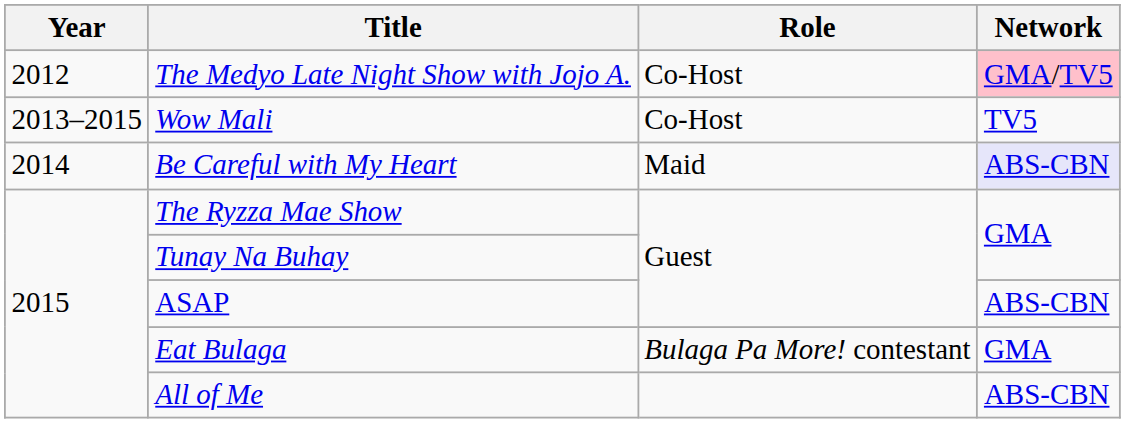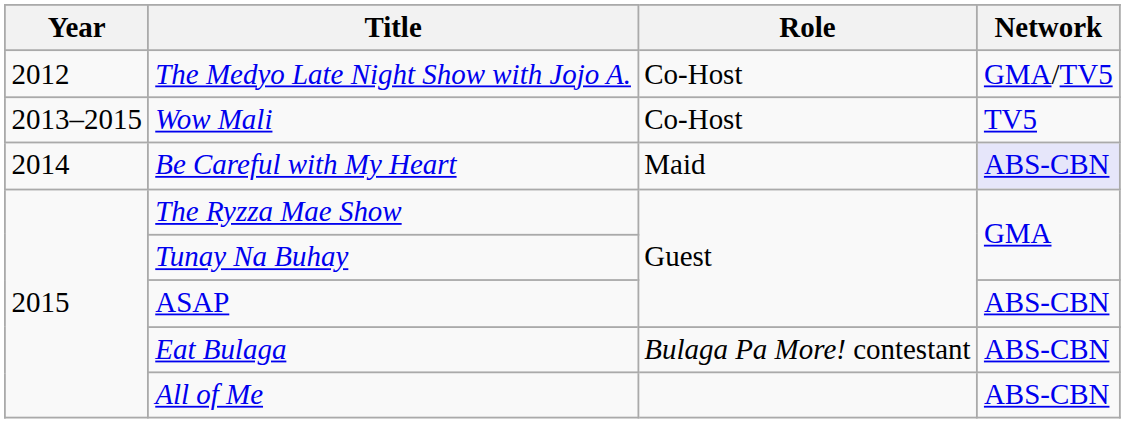(1048, 73) pink background -> (1048, 73) no background
(1018, 348) GMA -> (1047, 348) ABS-CBN
